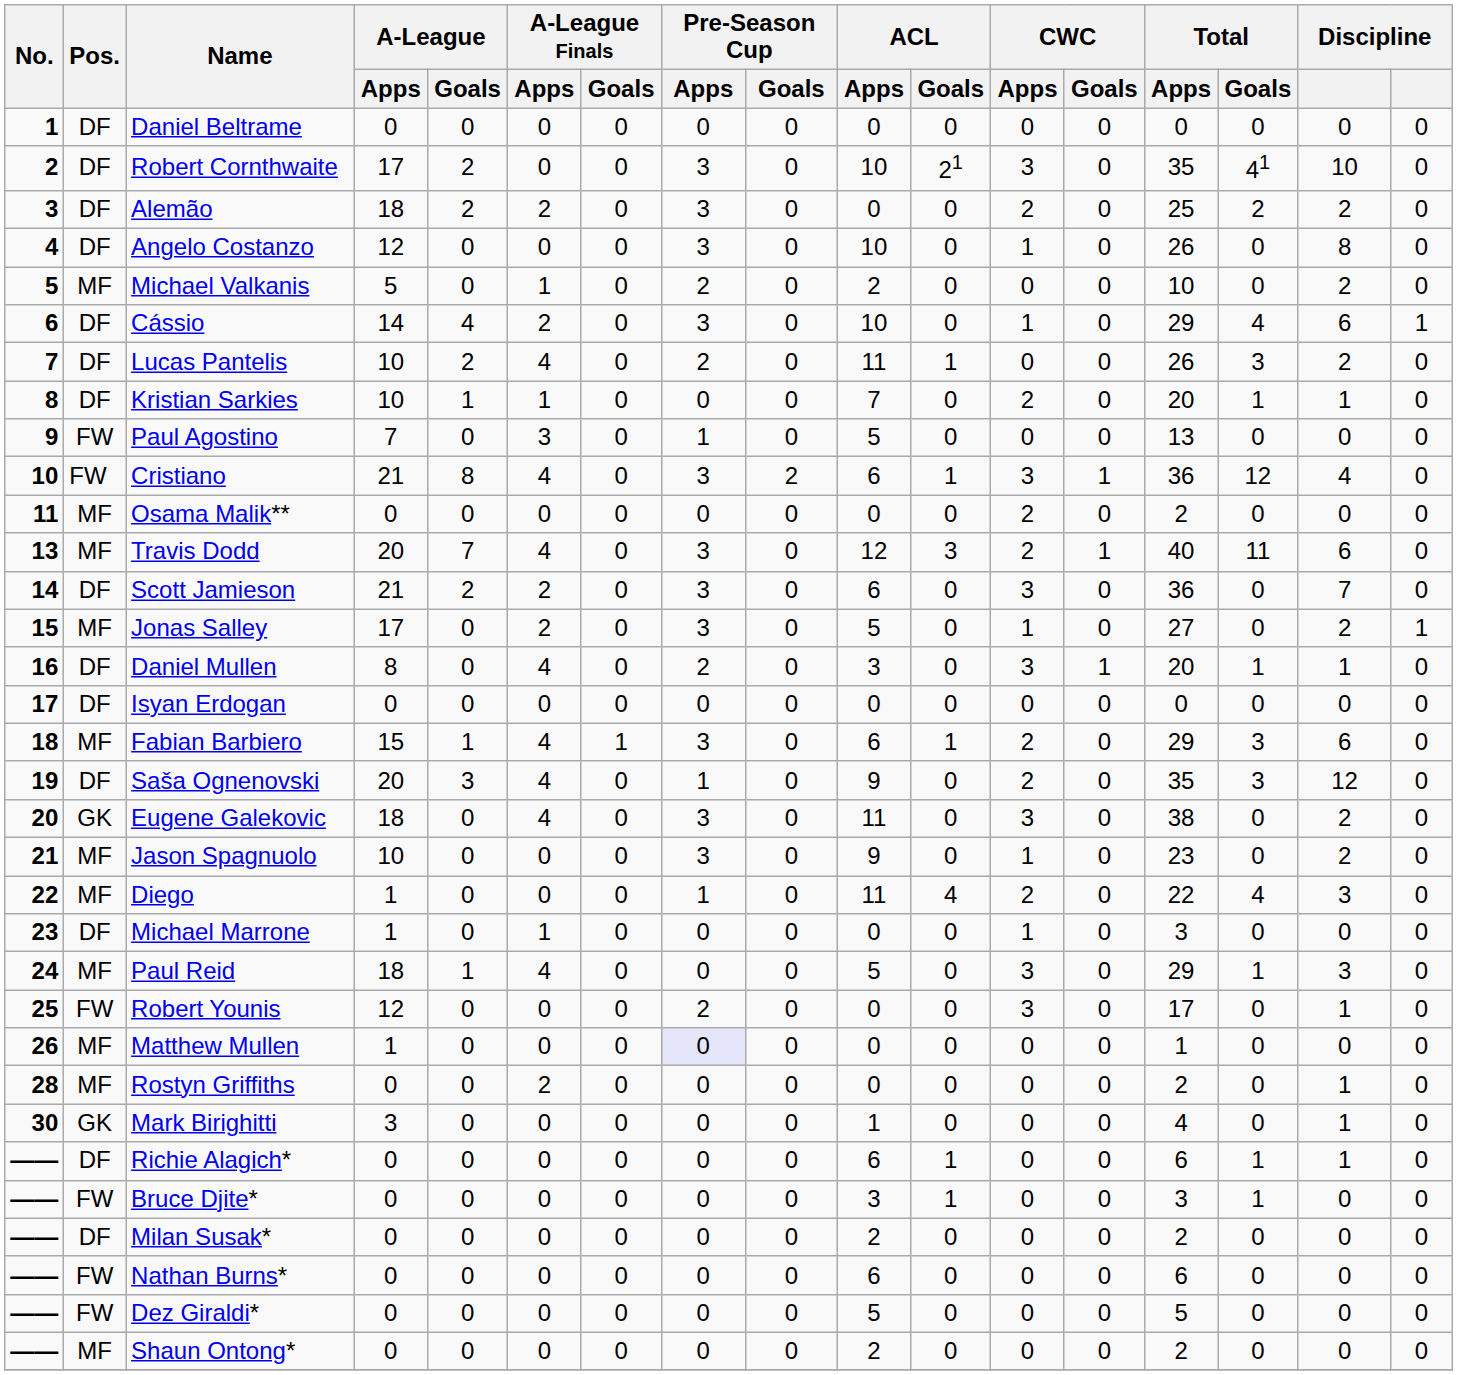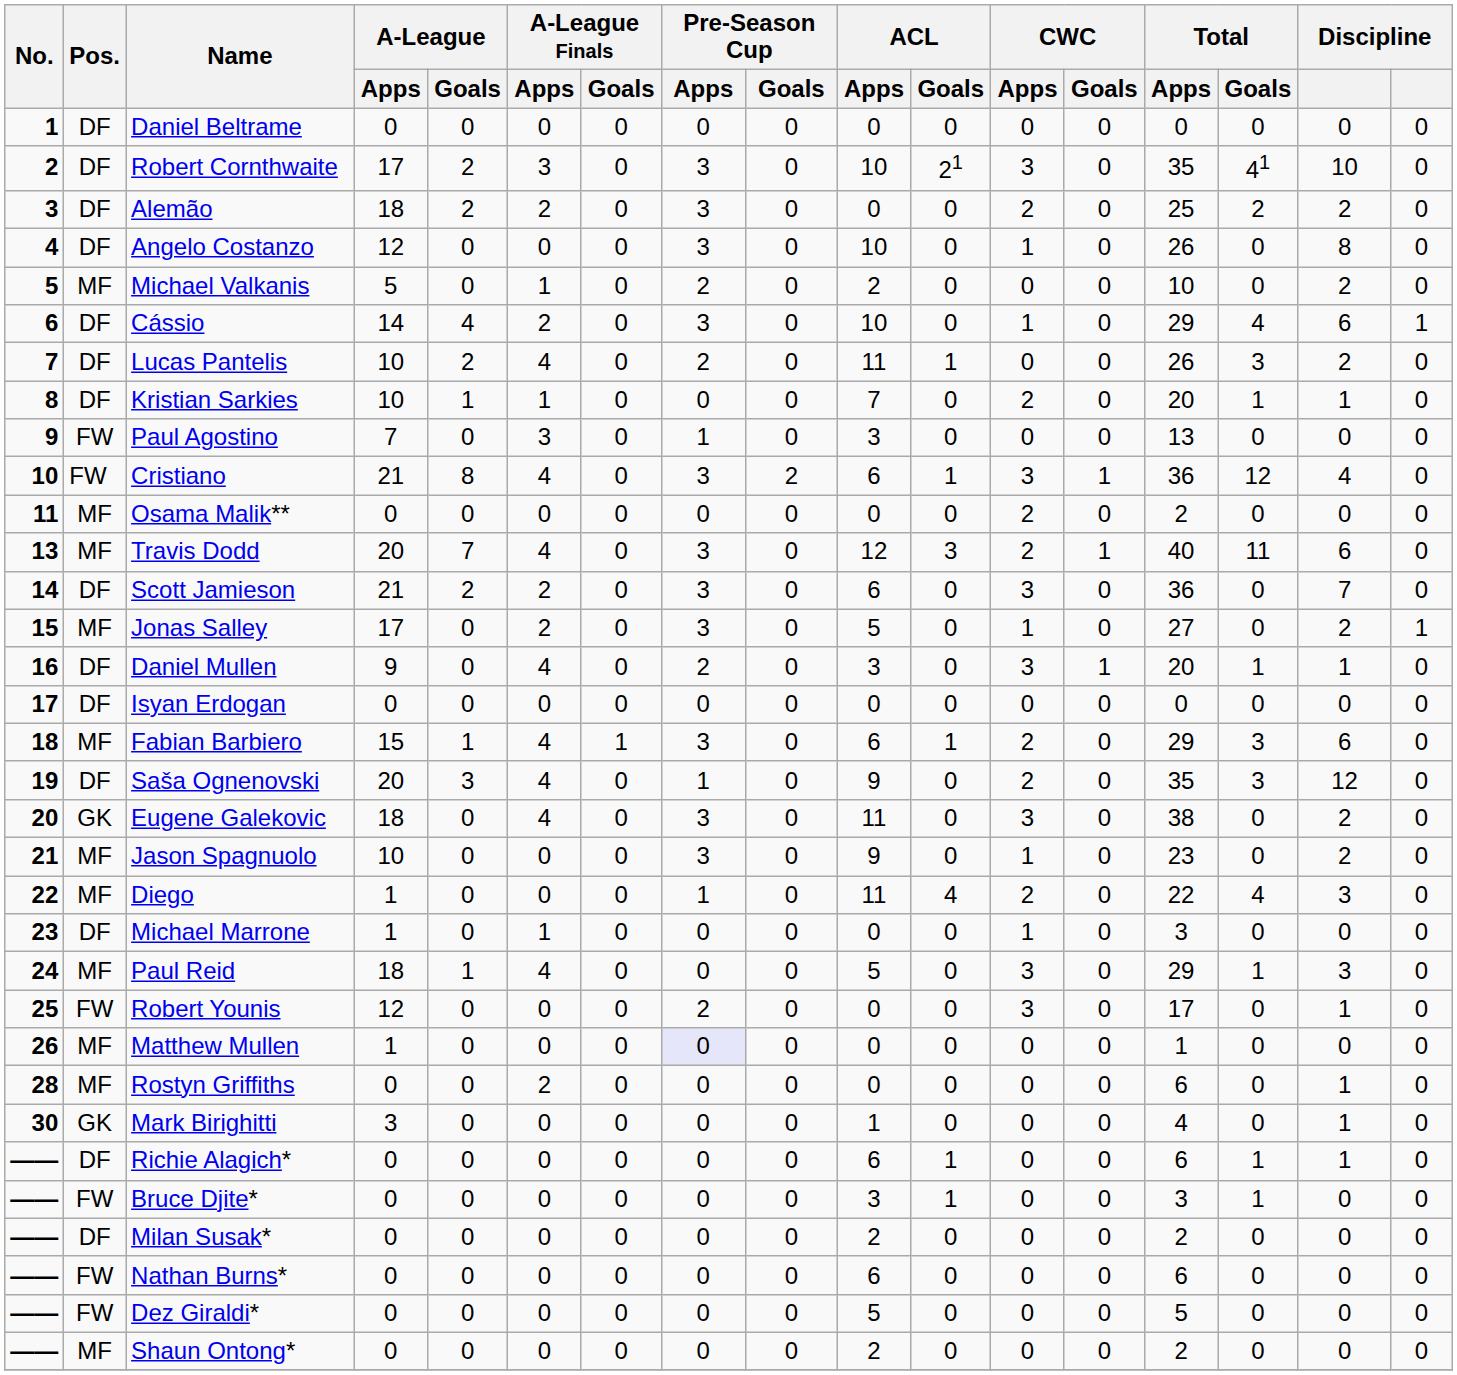(544, 167) 0 -> (544, 167) 3
(874, 437) 5 -> (874, 437) 3
(391, 666) 8 -> (391, 666) 9
(1181, 1084) 2 -> (1181, 1084) 6
